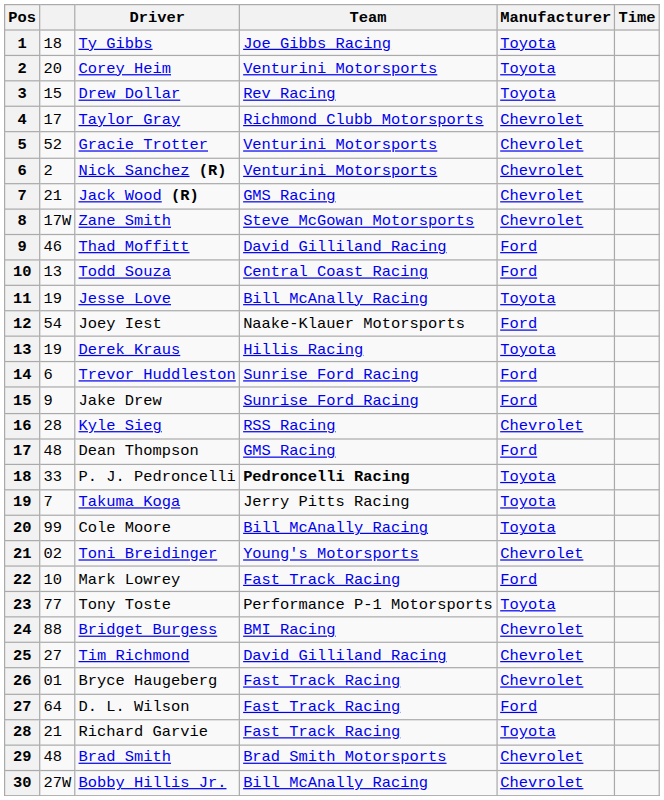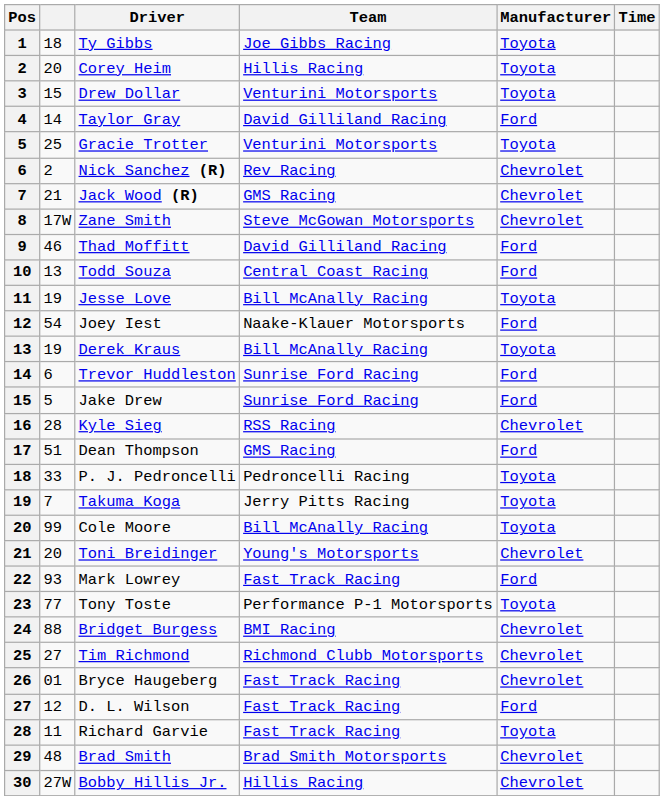(340, 68) Venturini Motorsports -> (303, 68) Hillis Racing
(289, 94) Rev Racing -> (340, 94) Venturini Motorsports
(53, 119) 17 -> (53, 119) 14
(363, 119) Richmond Clubb Motorsports -> (345, 119) David Gilliland Racing
(542, 119) Chevrolet -> (519, 119) Ford
(53, 145) 52 -> (53, 145) 25
(542, 145) Chevrolet -> (528, 145) Toyota
(340, 170) Venturini Motorsports -> (289, 170) Rev Racing
(303, 349) Hillis Racing -> (336, 349) Bill McAnally Racing
(48, 400) 9 -> (48, 400) 5
(53, 451) 48 -> (53, 451) 51
(326, 477) bold -> (326, 477) normal
(53, 553) 02 -> (53, 553) 20
(53, 579) 10 -> (53, 579) 93
(345, 655) David Gilliland Racing -> (363, 655) Richmond Clubb Motorsports
(53, 706) 64 -> (53, 706) 12
(53, 732) 21 -> (53, 732) 11
(336, 783) Bill McAnally Racing -> (303, 783) Hillis Racing
